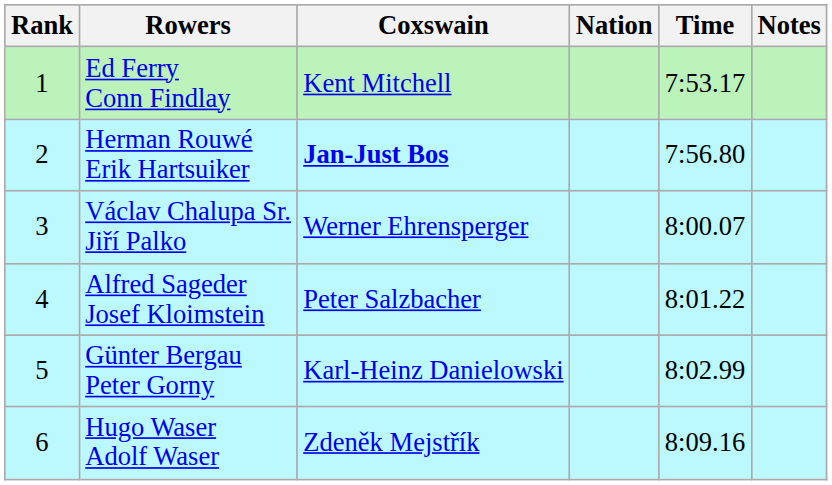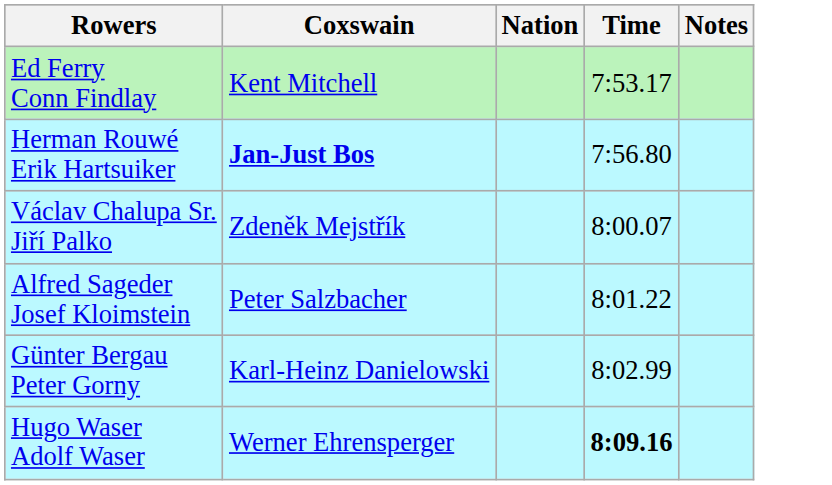- column: (42, 25)
(416, 226) Werner Ehrensperger -> (317, 226) Zdeněk Mejstřík
(391, 442) Zdeněk Mejstřík -> (342, 442) Werner Ehrensperger
(705, 442) normal -> (632, 442) bold
